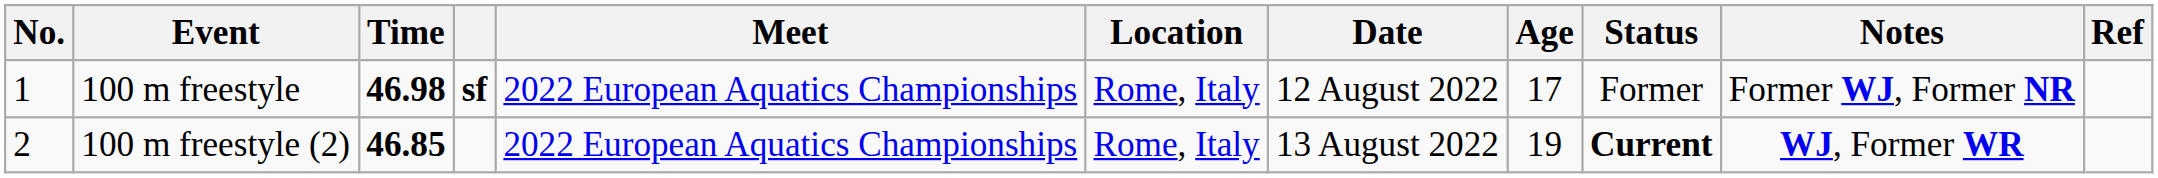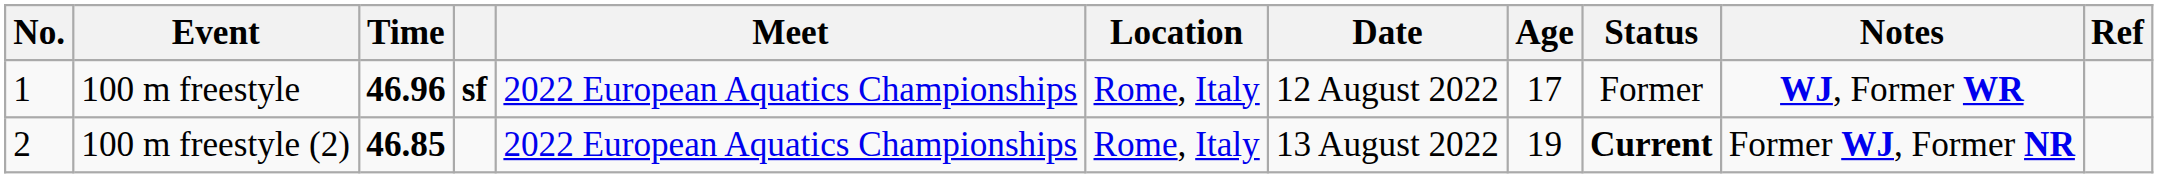(406, 88) 46.98 -> (406, 88) 46.96
(1902, 88) Former WJ, Former NR -> (1902, 88) WJ, Former WR
(1902, 144) WJ, Former WR -> (1902, 144) Former WJ, Former NR
